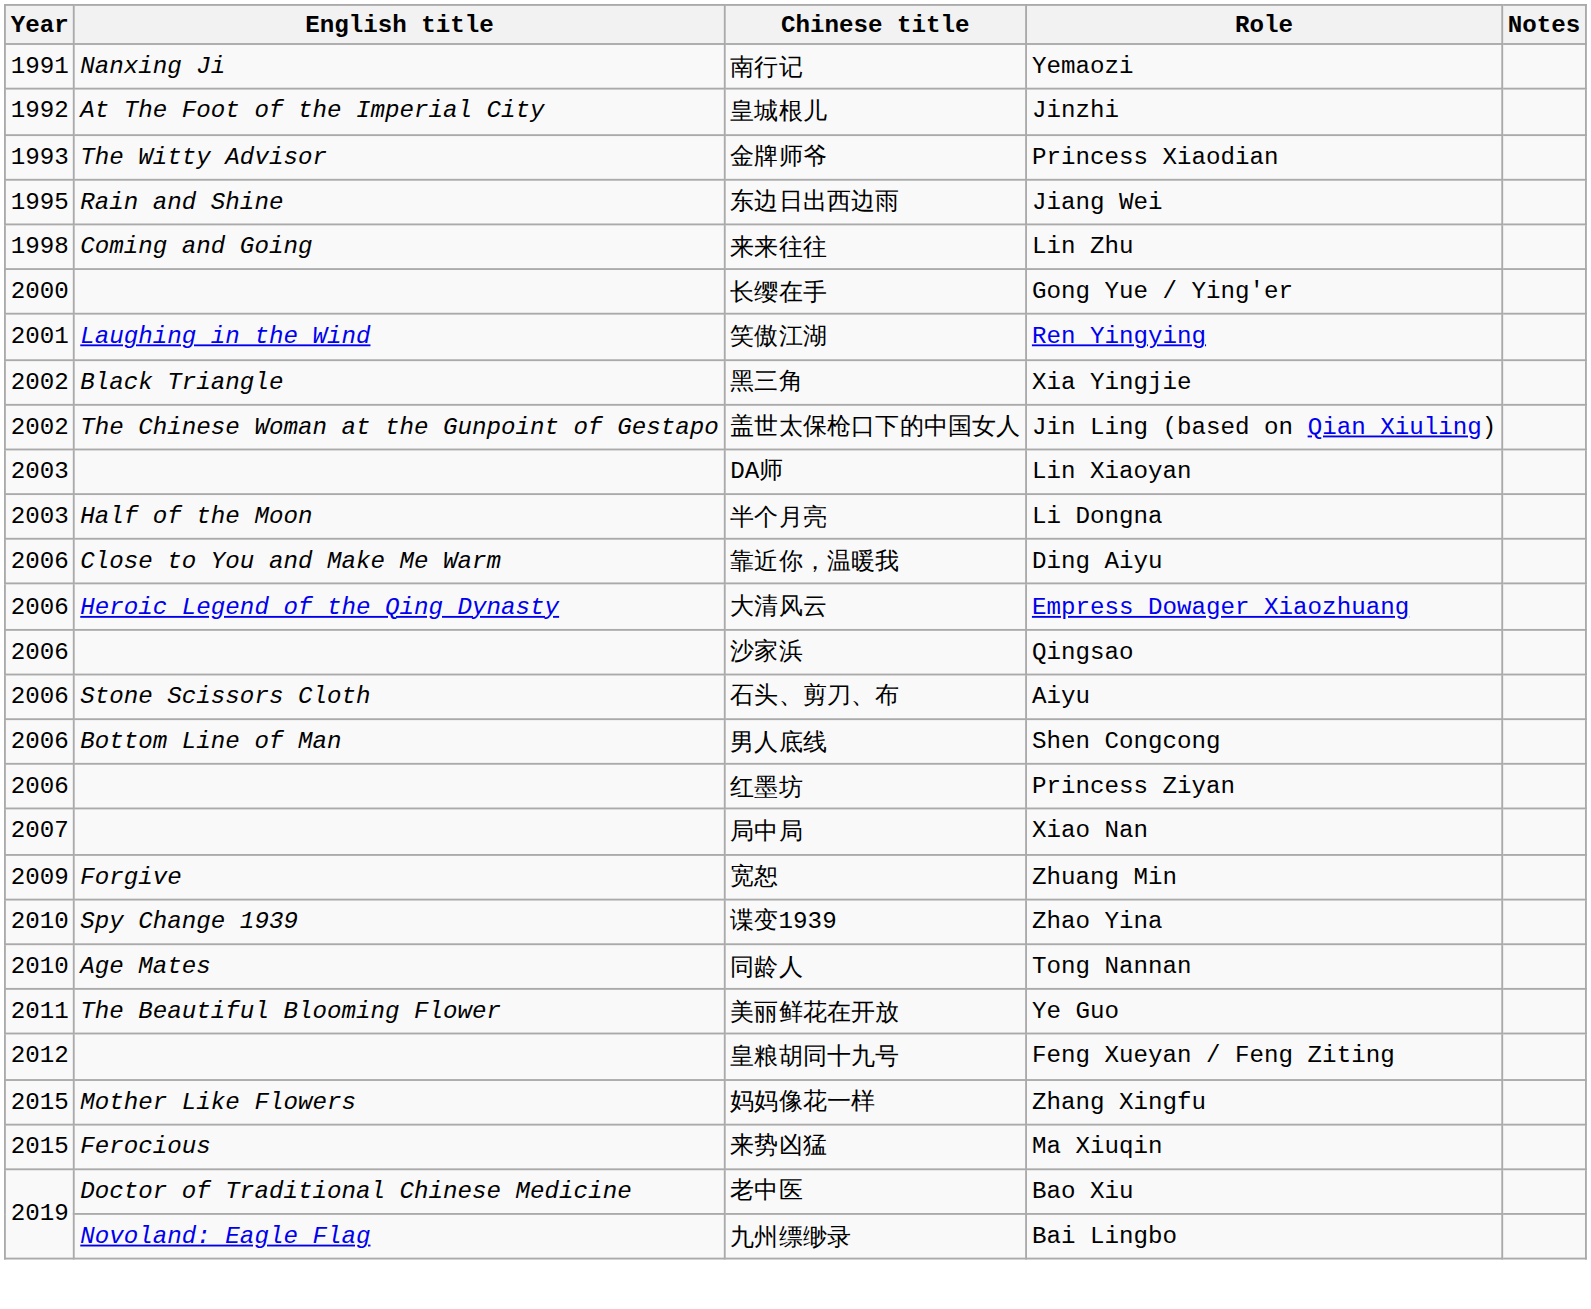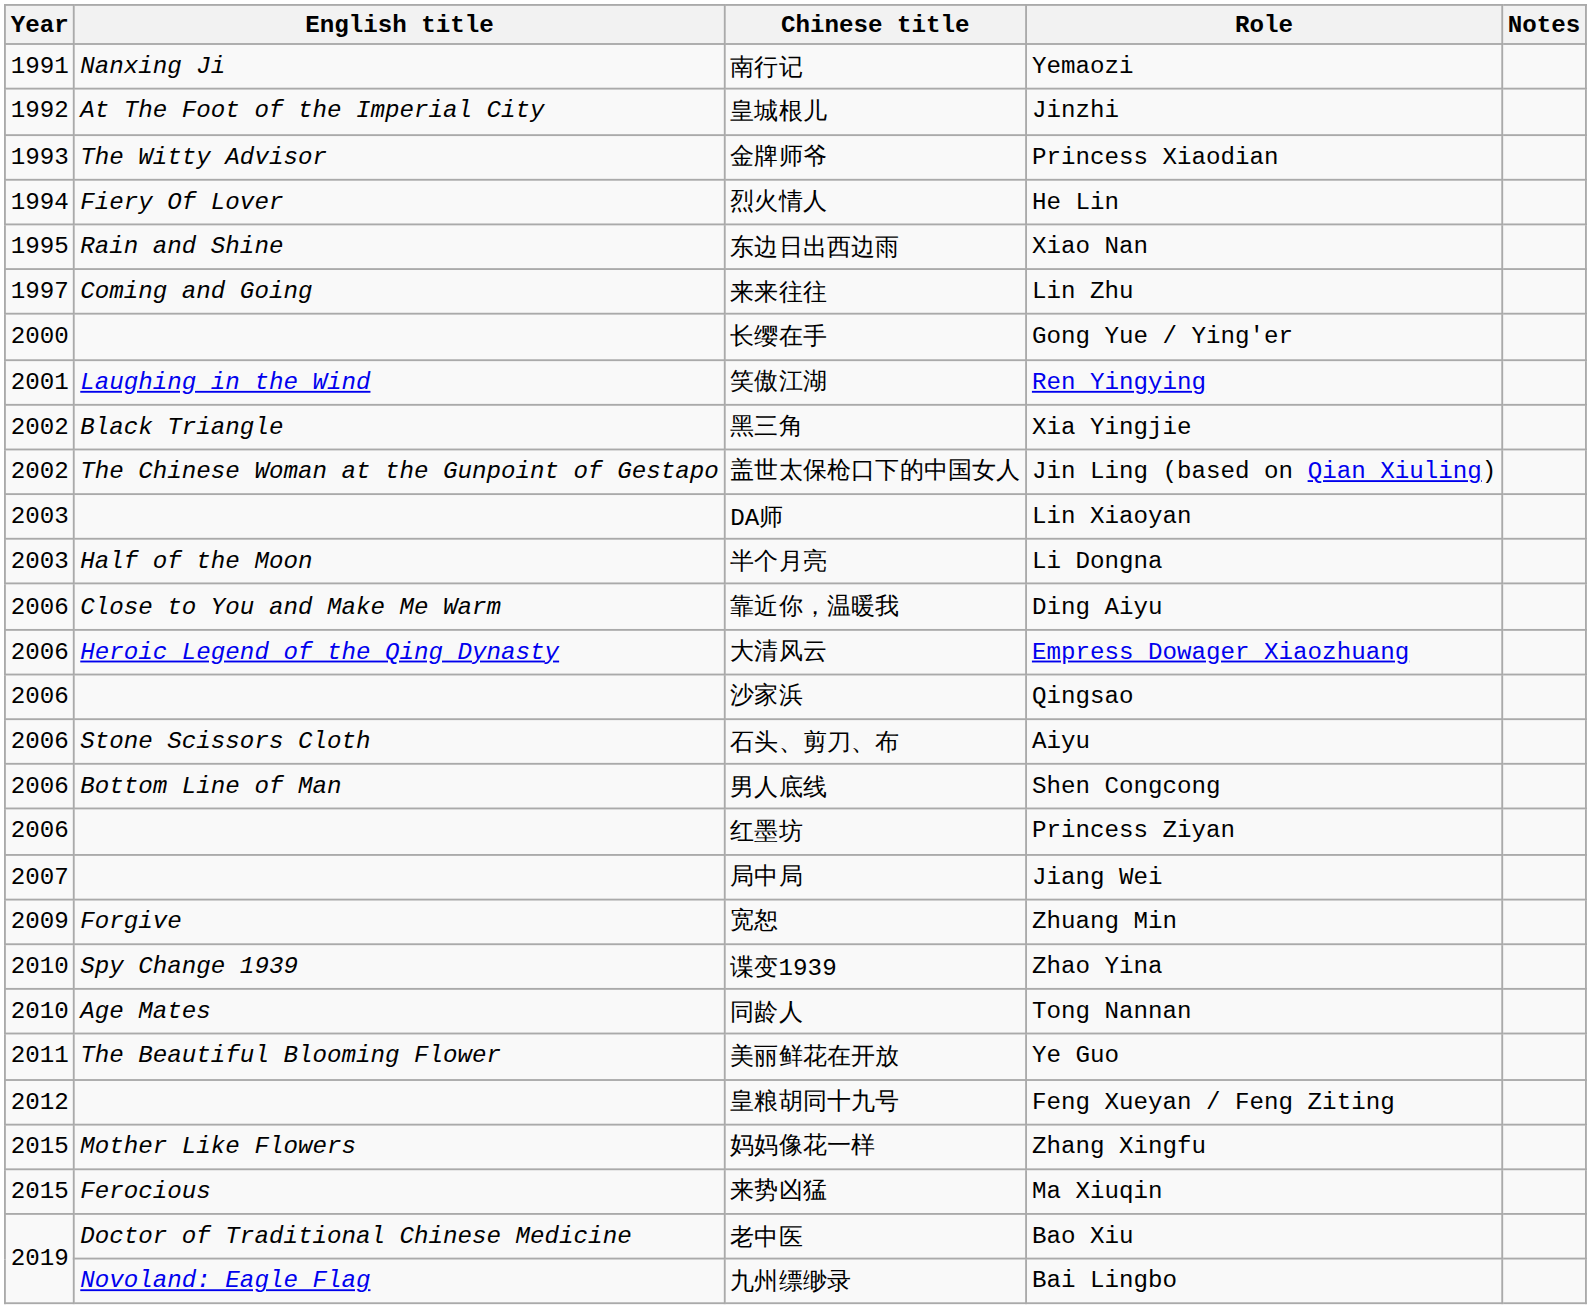+ row: (779, 203)
(1097, 202) Jiang Wei -> (1090, 247) Xiao Nan
(40, 247) 1998 -> (40, 292) 1997
(1090, 832) Xiao Nan -> (1097, 877) Jiang Wei
